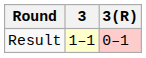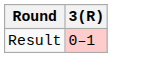- column: (82, 17)
